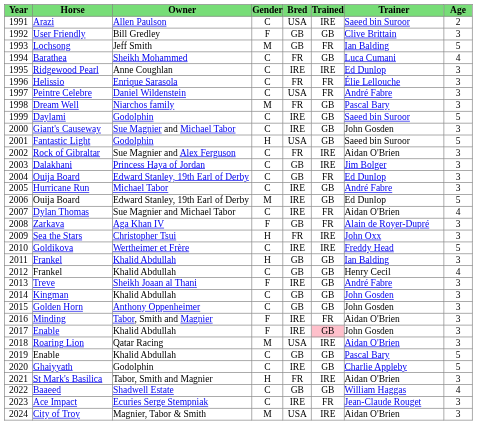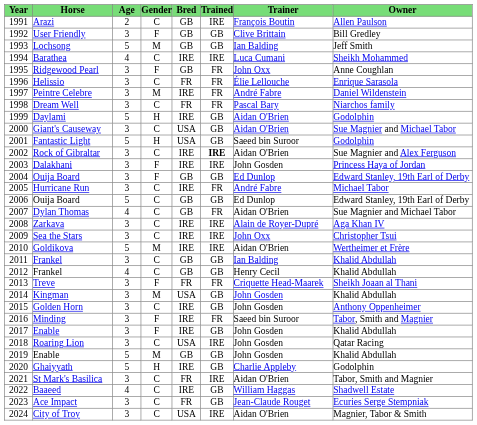columns swapped: (458, 10) <-> (182, 10)
(297, 22) USA -> (186, 22) GB
(377, 22) Saeed bin Suroor -> (264, 22) François Boutin
(328, 46) FR -> (217, 46) GB
(297, 57) FR -> (186, 57) IRE
(328, 57) GB -> (217, 57) IRE
(267, 69) C -> (157, 69) F
(297, 69) IRE -> (186, 69) GB
(328, 69) IRE -> (217, 69) FR
(365, 69) Ed Dunlop -> (252, 69) John Oxx
(267, 93) C -> (157, 93) M
(297, 93) USA -> (186, 93) IRE
(267, 105) M -> (157, 105) C
(328, 105) GB -> (217, 105) FR
(267, 117) C -> (157, 117) H
(377, 117) Saeed bin Suroor -> (261, 117) Aidan O'Brien
(297, 129) IRE -> (186, 129) USA
(369, 129) John Gosden -> (261, 129) Aidan O'Brien
(297, 152) FR -> (186, 152) IRE
(328, 152) normal -> (217, 152) bold
(267, 164) C -> (157, 164) F
(297, 164) GB -> (186, 164) IRE
(365, 164) Jim Bolger -> (258, 164) John Gosden
(267, 176) C -> (157, 176) F
(328, 176) FR -> (217, 176) GB
(328, 188) GB -> (217, 188) FR
(267, 200) M -> (157, 200) C
(297, 200) IRE -> (186, 200) GB
(297, 212) IRE -> (186, 212) GB
(267, 224) F -> (157, 224) C
(297, 224) GB -> (186, 224) IRE
(328, 224) FR -> (217, 224) IRE
(267, 236) H -> (157, 236) C
(297, 236) FR -> (186, 236) IRE
(267, 248) C -> (157, 248) M
(369, 248) Freddy Head -> (261, 248) Aidan O'Brien
(267, 259) H -> (157, 259) C
(297, 283) IRE -> (186, 283) FR
(328, 283) GB -> (217, 283) FR
(368, 283) André Fabre -> (279, 283) Criquette Head-Maarek
(267, 295) C -> (157, 295) M
(297, 295) GB -> (186, 295) USA
(297, 307) GB -> (186, 307) IRE
(372, 319) Aidan O'Brien -> (266, 319) Saeed bin Suroor
(328, 331) pink background -> (217, 331) no background
(267, 343) M -> (157, 343) C
(372, 343) Aidan O'Brien -> (258, 343) John Gosden
(267, 354) C -> (157, 354) M
(367, 354) Pascal Bary -> (258, 354) John Gosden
(267, 366) C -> (157, 366) H
(267, 378) H -> (157, 378) C
(297, 390) GB -> (186, 390) IRE
(297, 402) IRE -> (186, 402) FR
(328, 402) FR -> (217, 402) GB
(267, 414) M -> (157, 414) C
